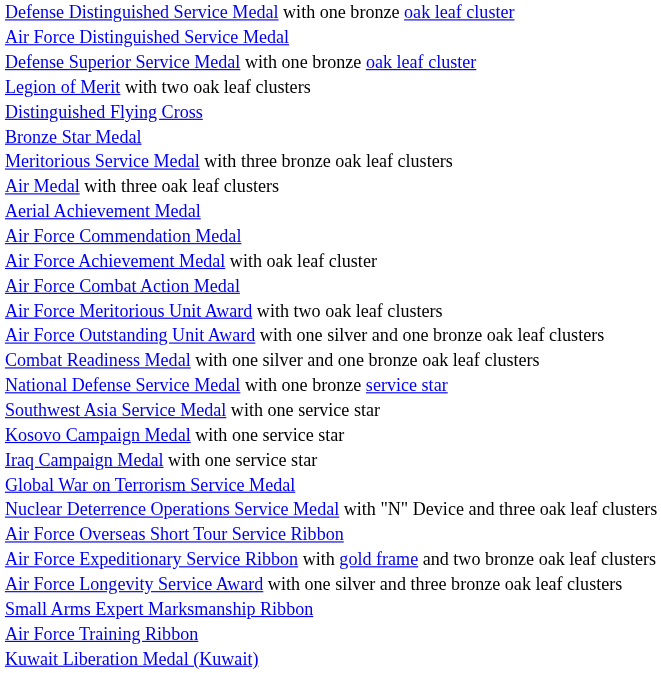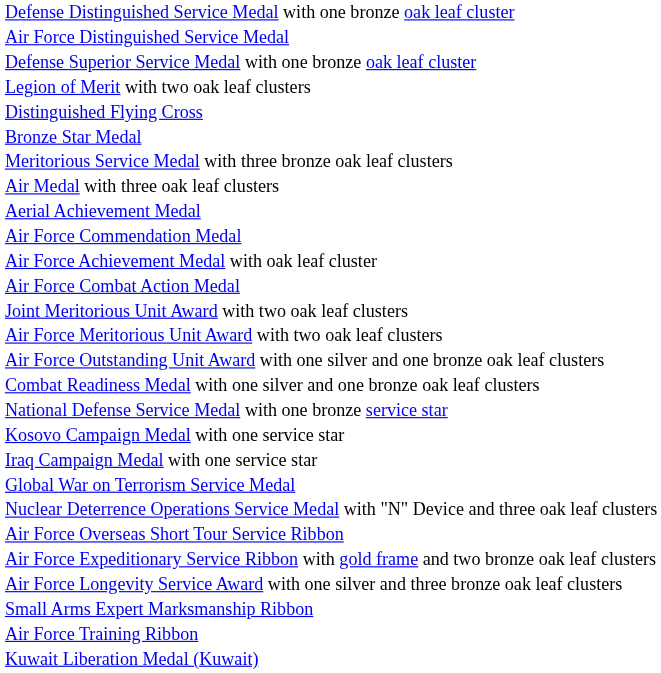+ row: (206, 310)
- row: (192, 410)
